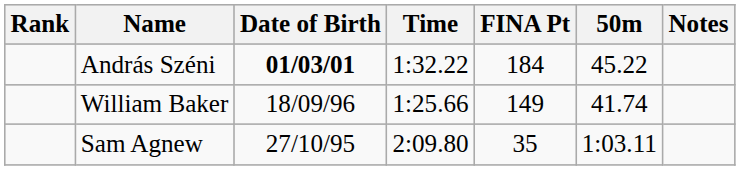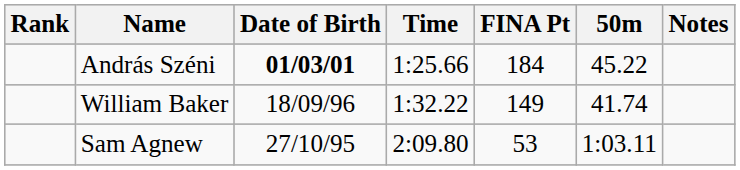(431, 64) 1:32.22 -> (431, 64) 1:25.66
(431, 104) 1:25.66 -> (431, 104) 1:32.22
(525, 143) 35 -> (525, 143) 53
